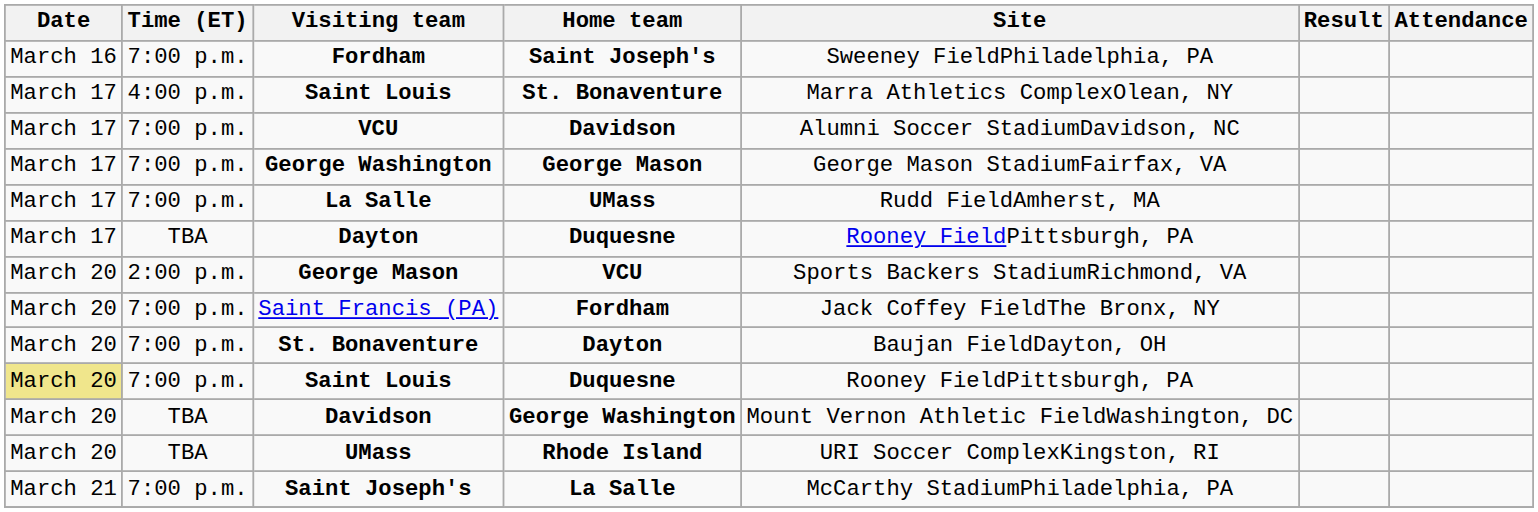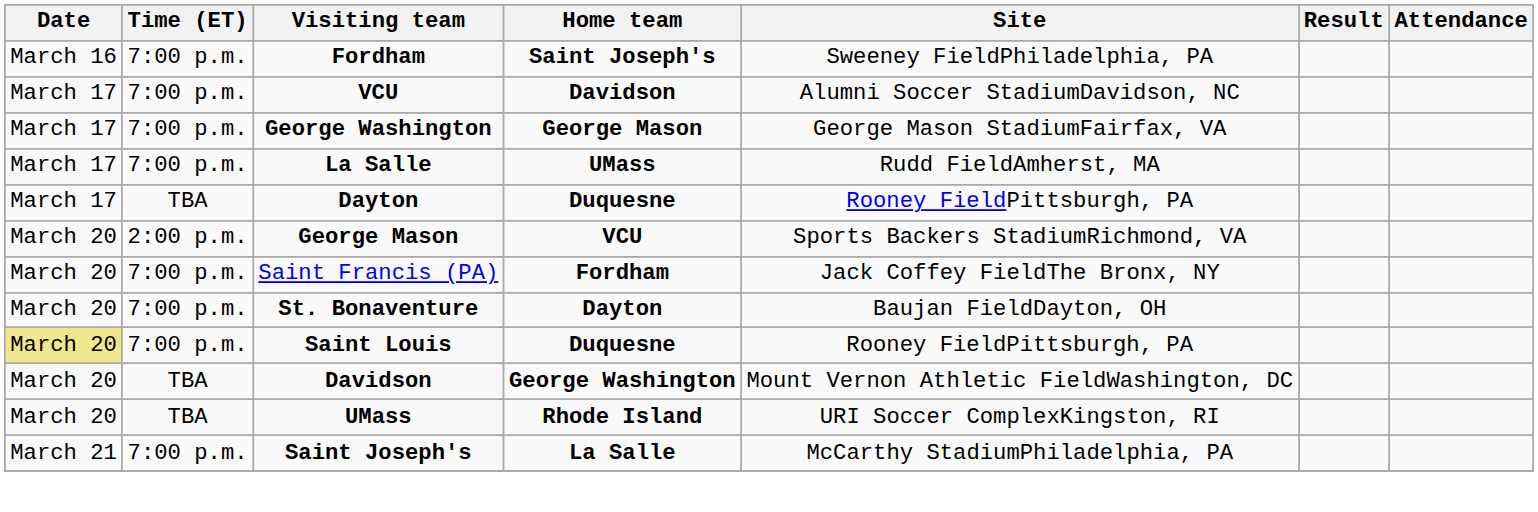- row: (378, 95)
